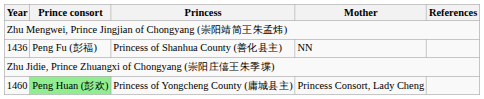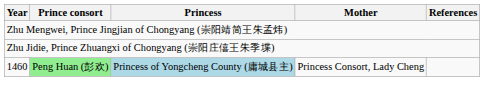- row: (17, 48)
(203, 85) no background -> (203, 66) lightblue background
